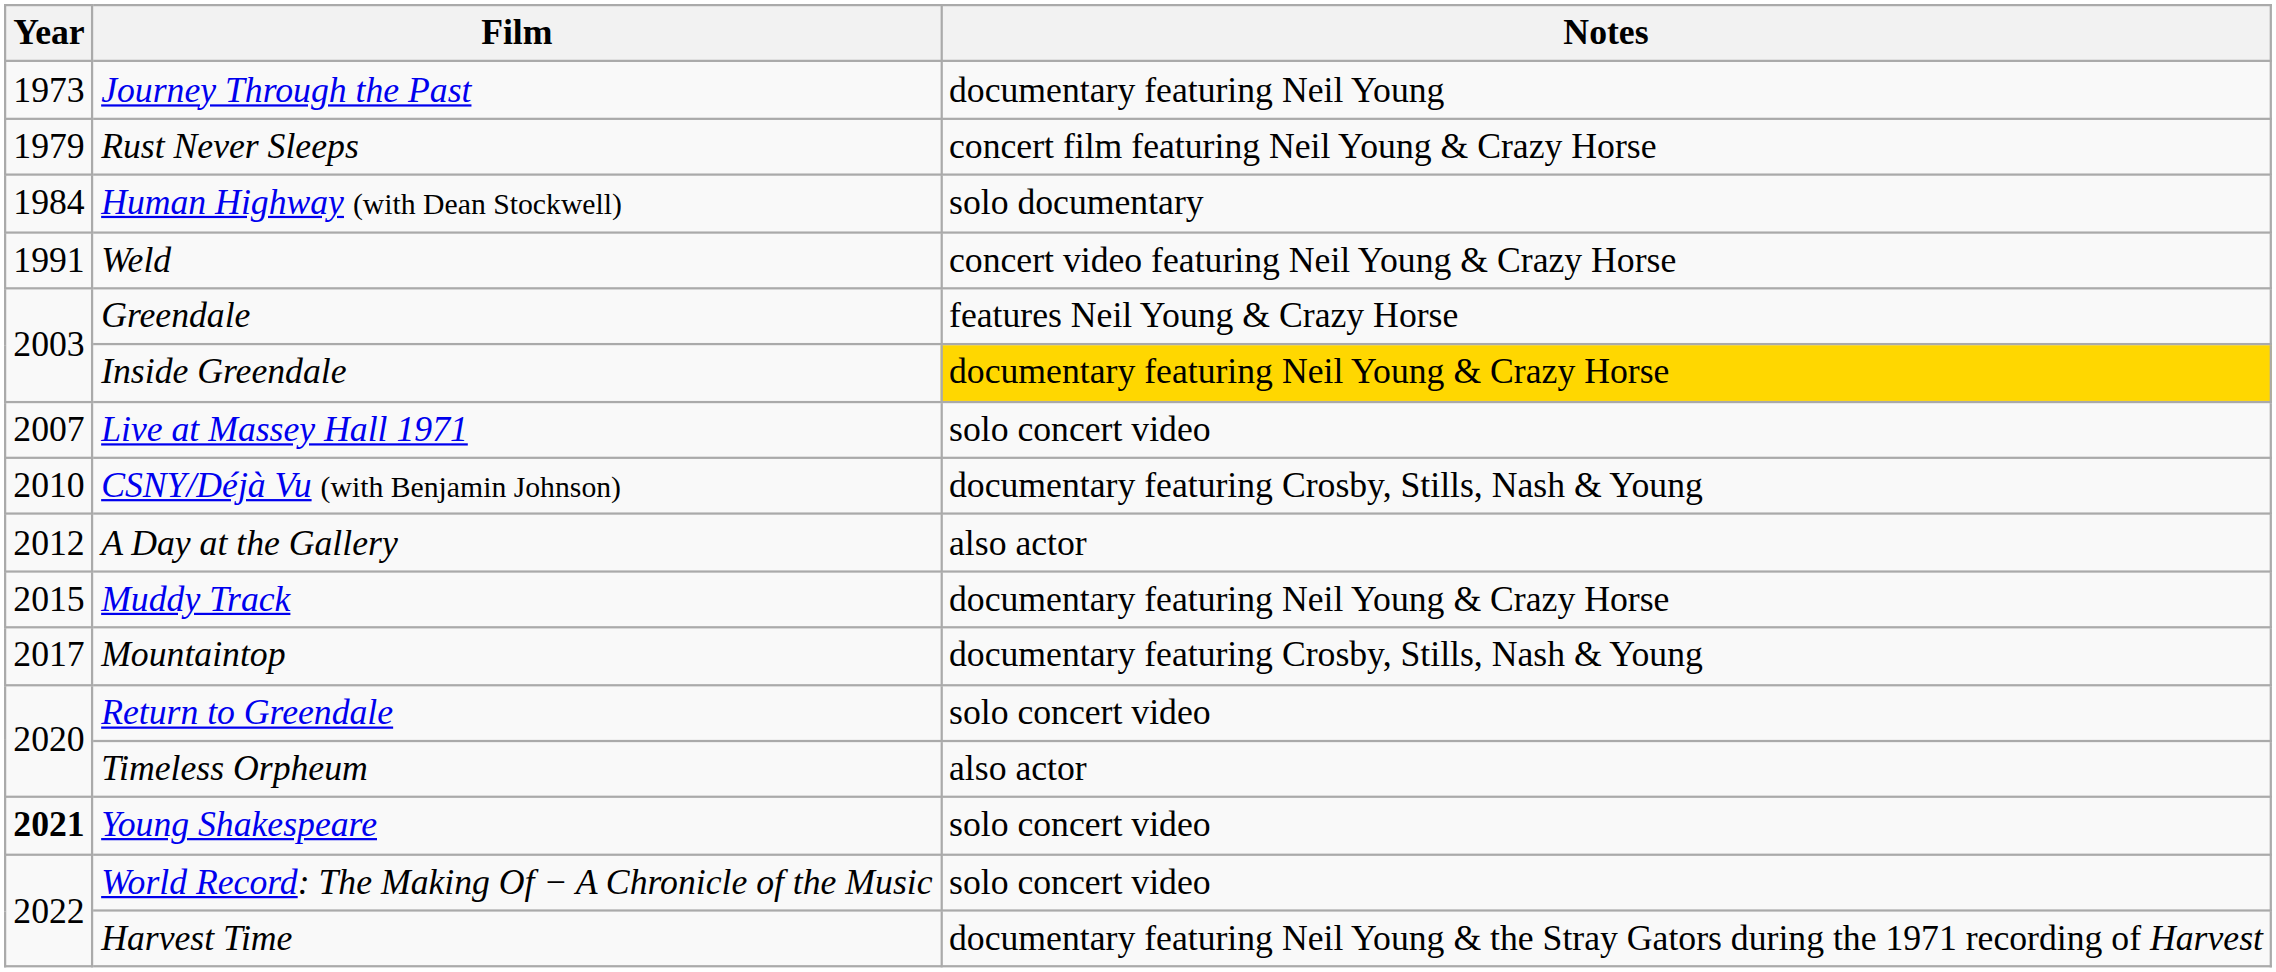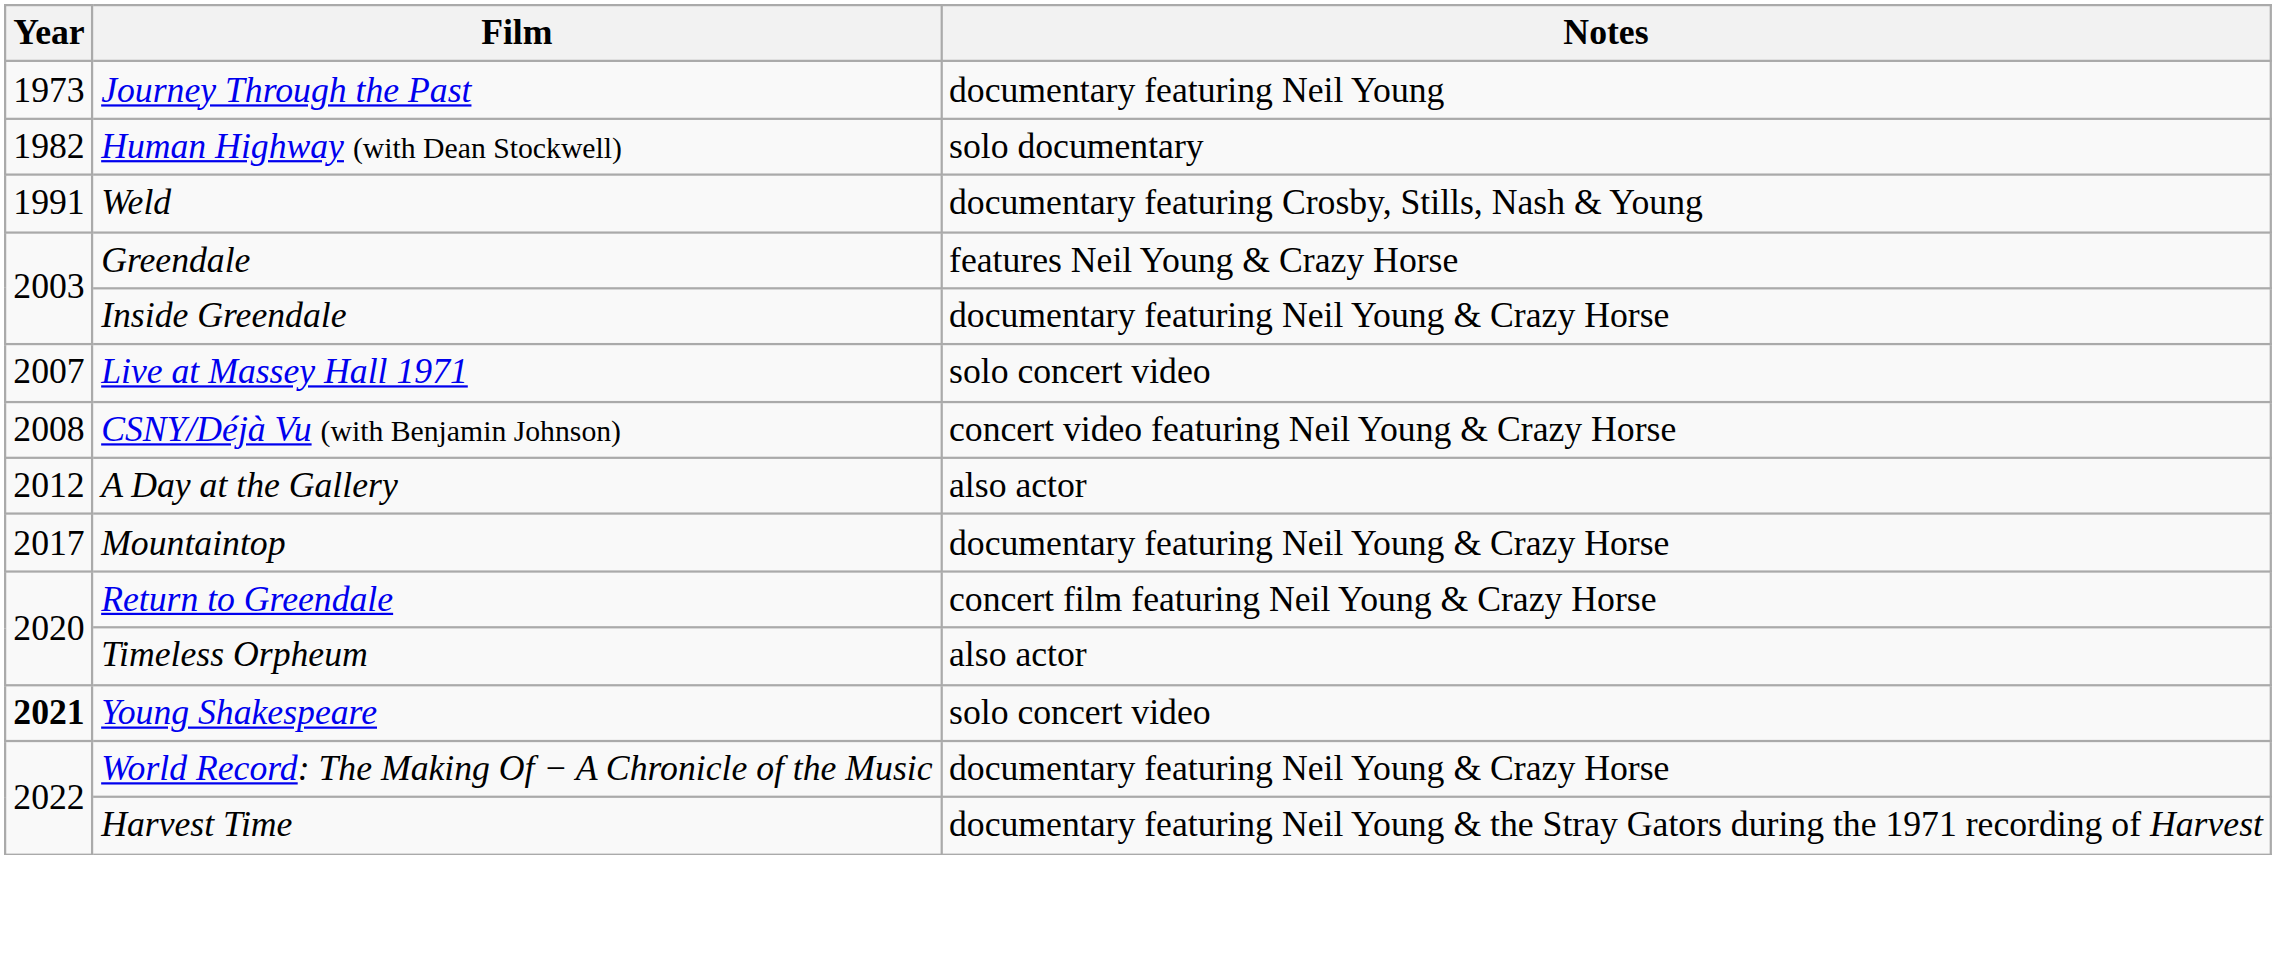- row: (230, 145)
(49, 202) 1984 -> (49, 145) 1982
(1313, 259) concert video featuring Neil Young & Crazy Horse -> (1326, 202) documentary featuring Crosby, Stills, Nash & Young
(1309, 372) gold background -> (1309, 315) no background
(49, 485) 2010 -> (49, 428) 2008
(1326, 485) documentary featuring Crosby, Stills, Nash & Young -> (1313, 428) concert video featuring Neil Young & Crazy Horse
- row: (196, 598)
(1326, 655) documentary featuring Crosby, Stills, Nash & Young -> (1309, 542) documentary featuring Neil Young & Crazy Horse
(1080, 711) solo concert video -> (1303, 598) concert film featuring Neil Young & Crazy Horse
(1080, 881) solo concert video -> (1309, 768) documentary featuring Neil Young & Crazy Horse
